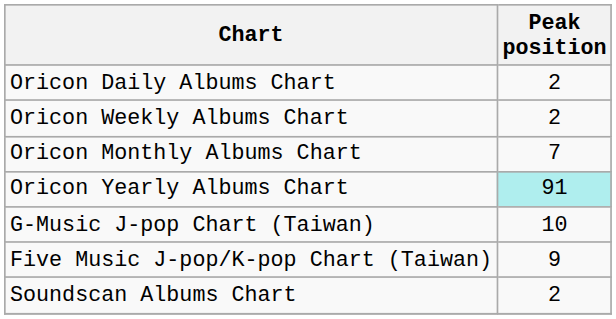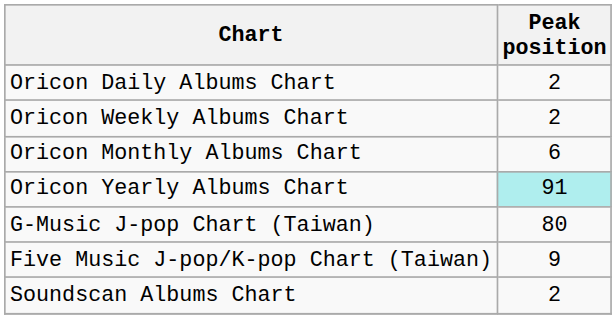(554, 154) 7 -> (554, 154) 6
(555, 224) 10 -> (555, 224) 80
